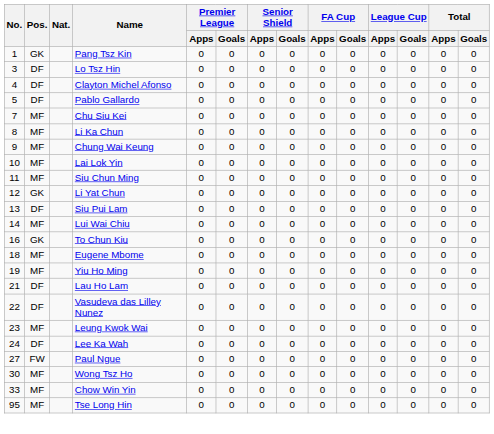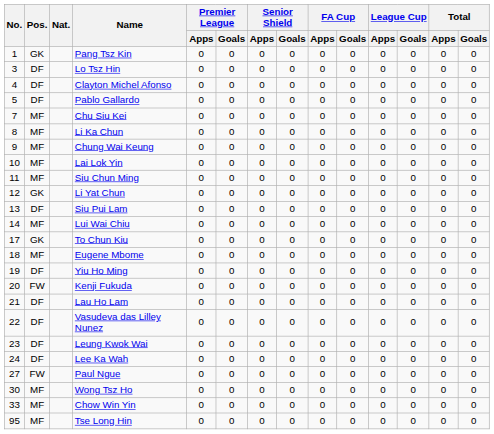(14, 239) 16 -> (14, 239) 17
(37, 270) MF -> (37, 270) DF
+ row: (103, 286)
(37, 328) MF -> (37, 343) DF
